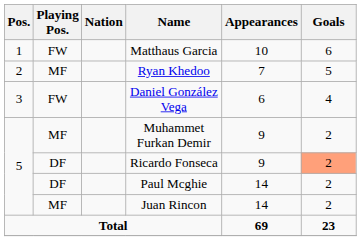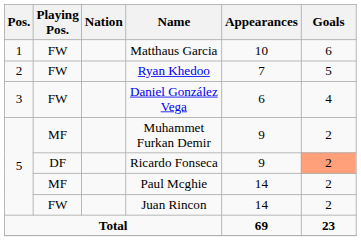(58, 71) MF -> (58, 71) FW
(58, 184) DF -> (58, 184) MF
(58, 204) MF -> (58, 204) FW
